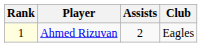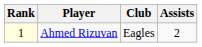columns swapped: (178, 13) <-> (140, 13)
